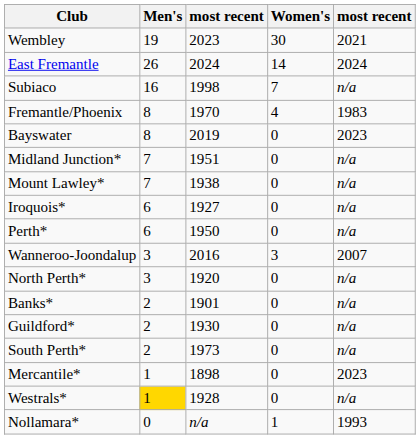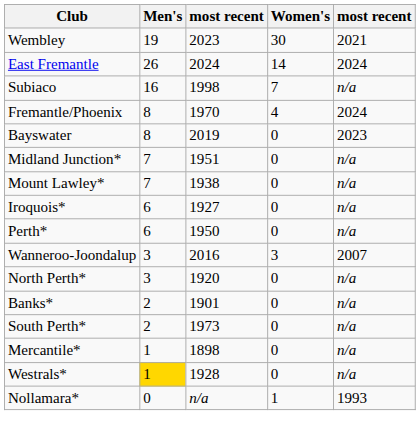(352, 111) 1983 -> (352, 111) 2024
- row: (41, 326)
(352, 374) 2023 -> (347, 350) n/a
